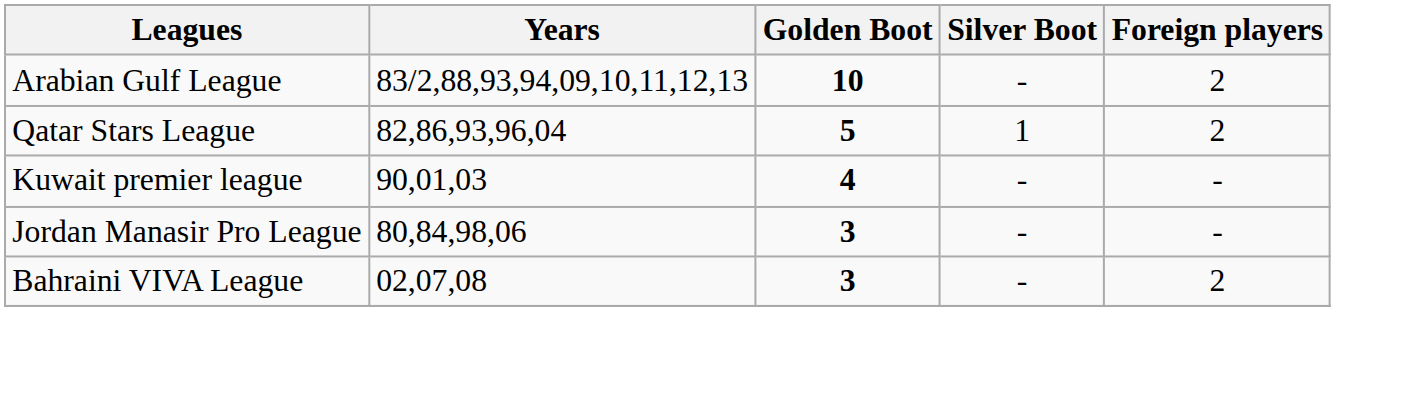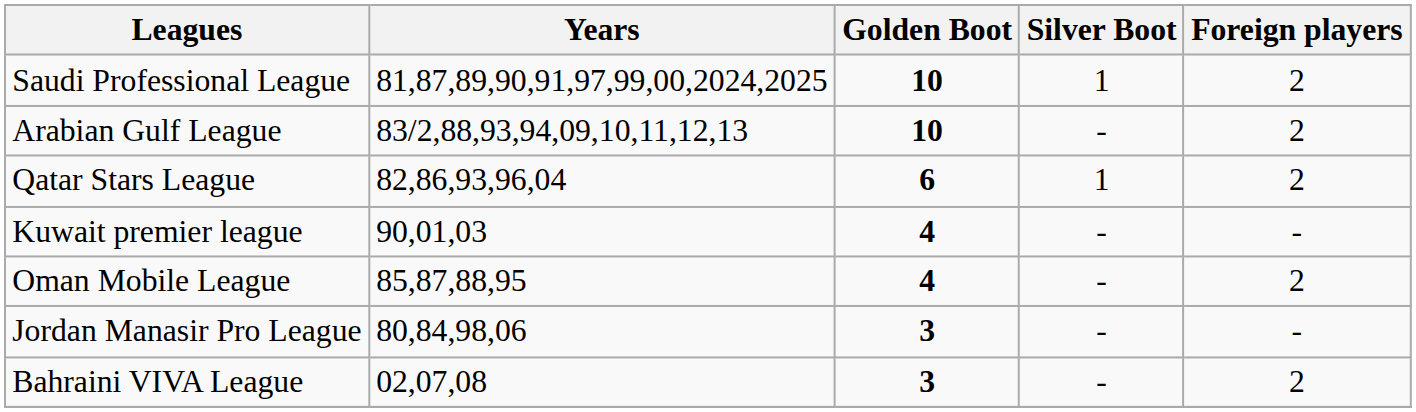+ row: (181, 79)
(848, 130) 5 -> (927, 180) 6
+ row: (151, 280)
